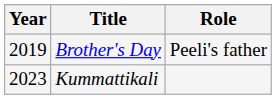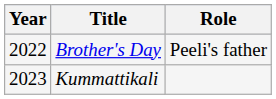(28, 49) 2019 -> (28, 49) 2022
